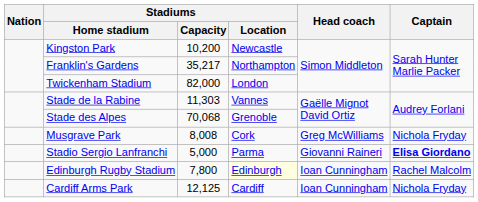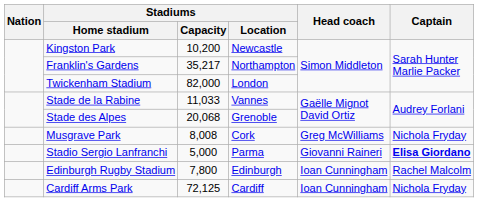(203, 100) 11,303 -> (203, 100) 11,033
(203, 118) 70,068 -> (203, 118) 20,068
(257, 170) lightyellow background -> (257, 170) no background
(203, 188) 12,125 -> (203, 188) 72,125
